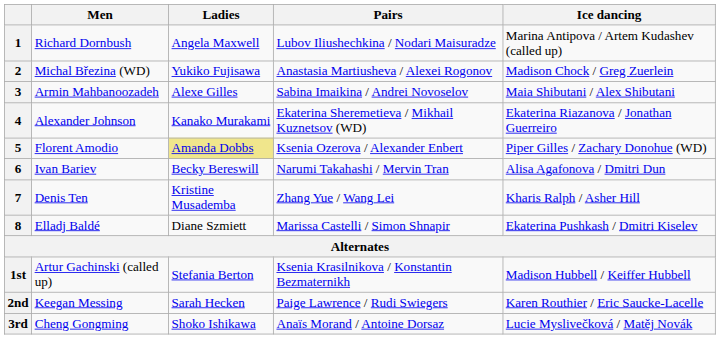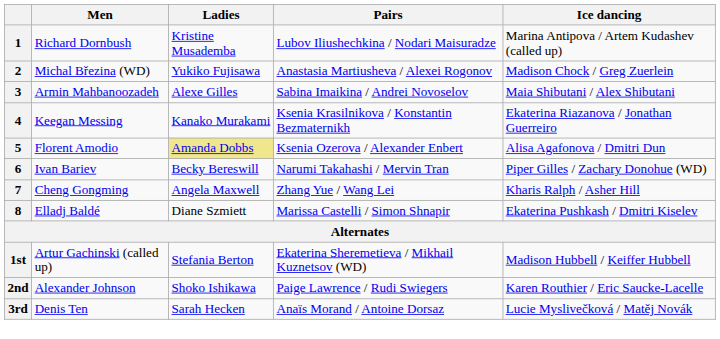(215, 43) Angela Maxwell -> (204, 43) Kristine Musademba
(85, 120) Alexander Johnson -> (79, 120) Keegan Messing
(365, 120) Ekaterina Sheremetieva / Mikhail Kuznetsov (WD) -> (364, 120) Ksenia Krasilnikova / Konstantin Bezmaternikh
(606, 148) Piper Gilles / Zachary Donohue (WD) -> (586, 148) Alisa Agafonova / Dmitri Dun
(586, 169) Alisa Agafonova / Dmitri Dun -> (606, 169) Piper Gilles / Zachary Donohue (WD)
(61, 197) Denis Ten -> (81, 190) Cheng Gongming
(204, 197) Kristine Musademba -> (215, 190) Angela Maxwell
(364, 274) Ksenia Krasilnikova / Konstantin Bezmaternikh -> (365, 259) Ekaterina Sheremetieva / Mikhail Kuznetsov (WD)
(79, 302) Keegan Messing -> (85, 288) Alexander Johnson
(208, 302) Sarah Hecken -> (214, 288) Shoko Ishikawa
(81, 323) Cheng Gongming -> (61, 308) Denis Ten
(214, 323) Shoko Ishikawa -> (208, 308) Sarah Hecken
